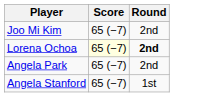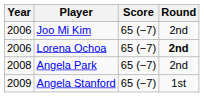+ column: (19, 13)
(109, 48) lightyellow background -> (138, 48) no background
